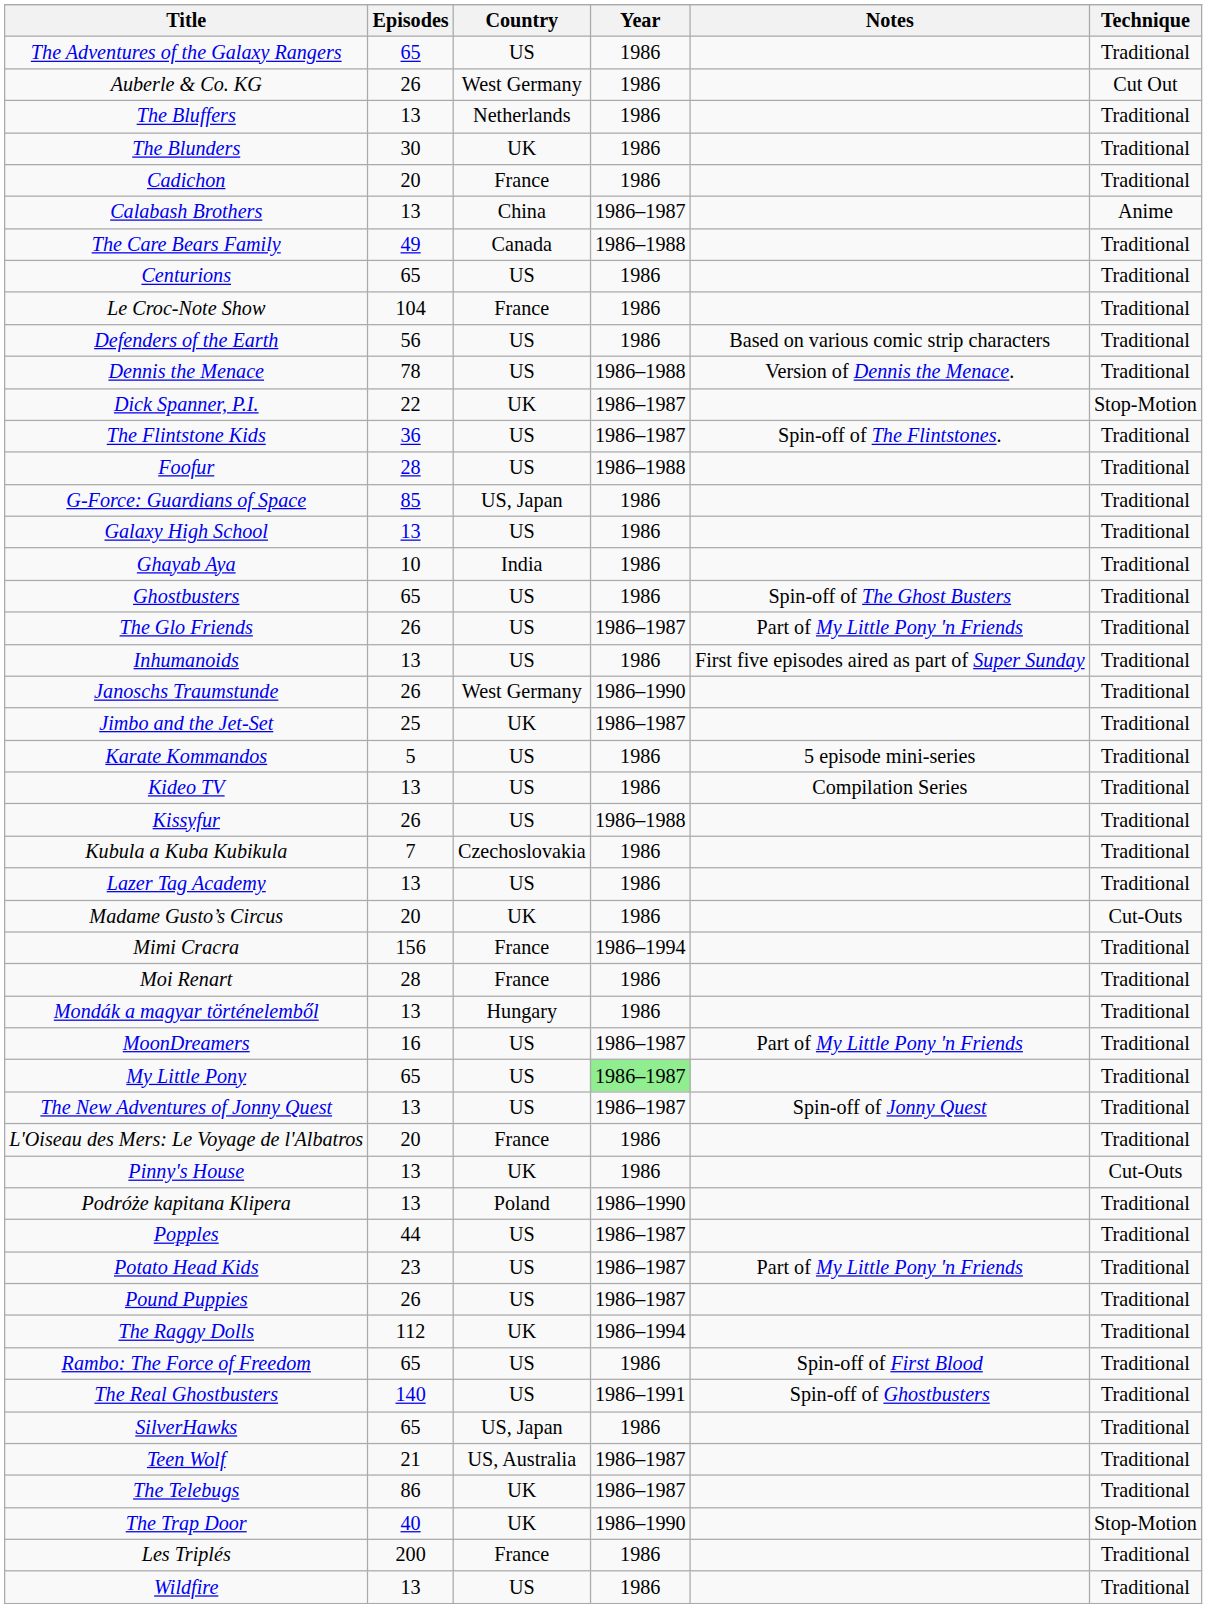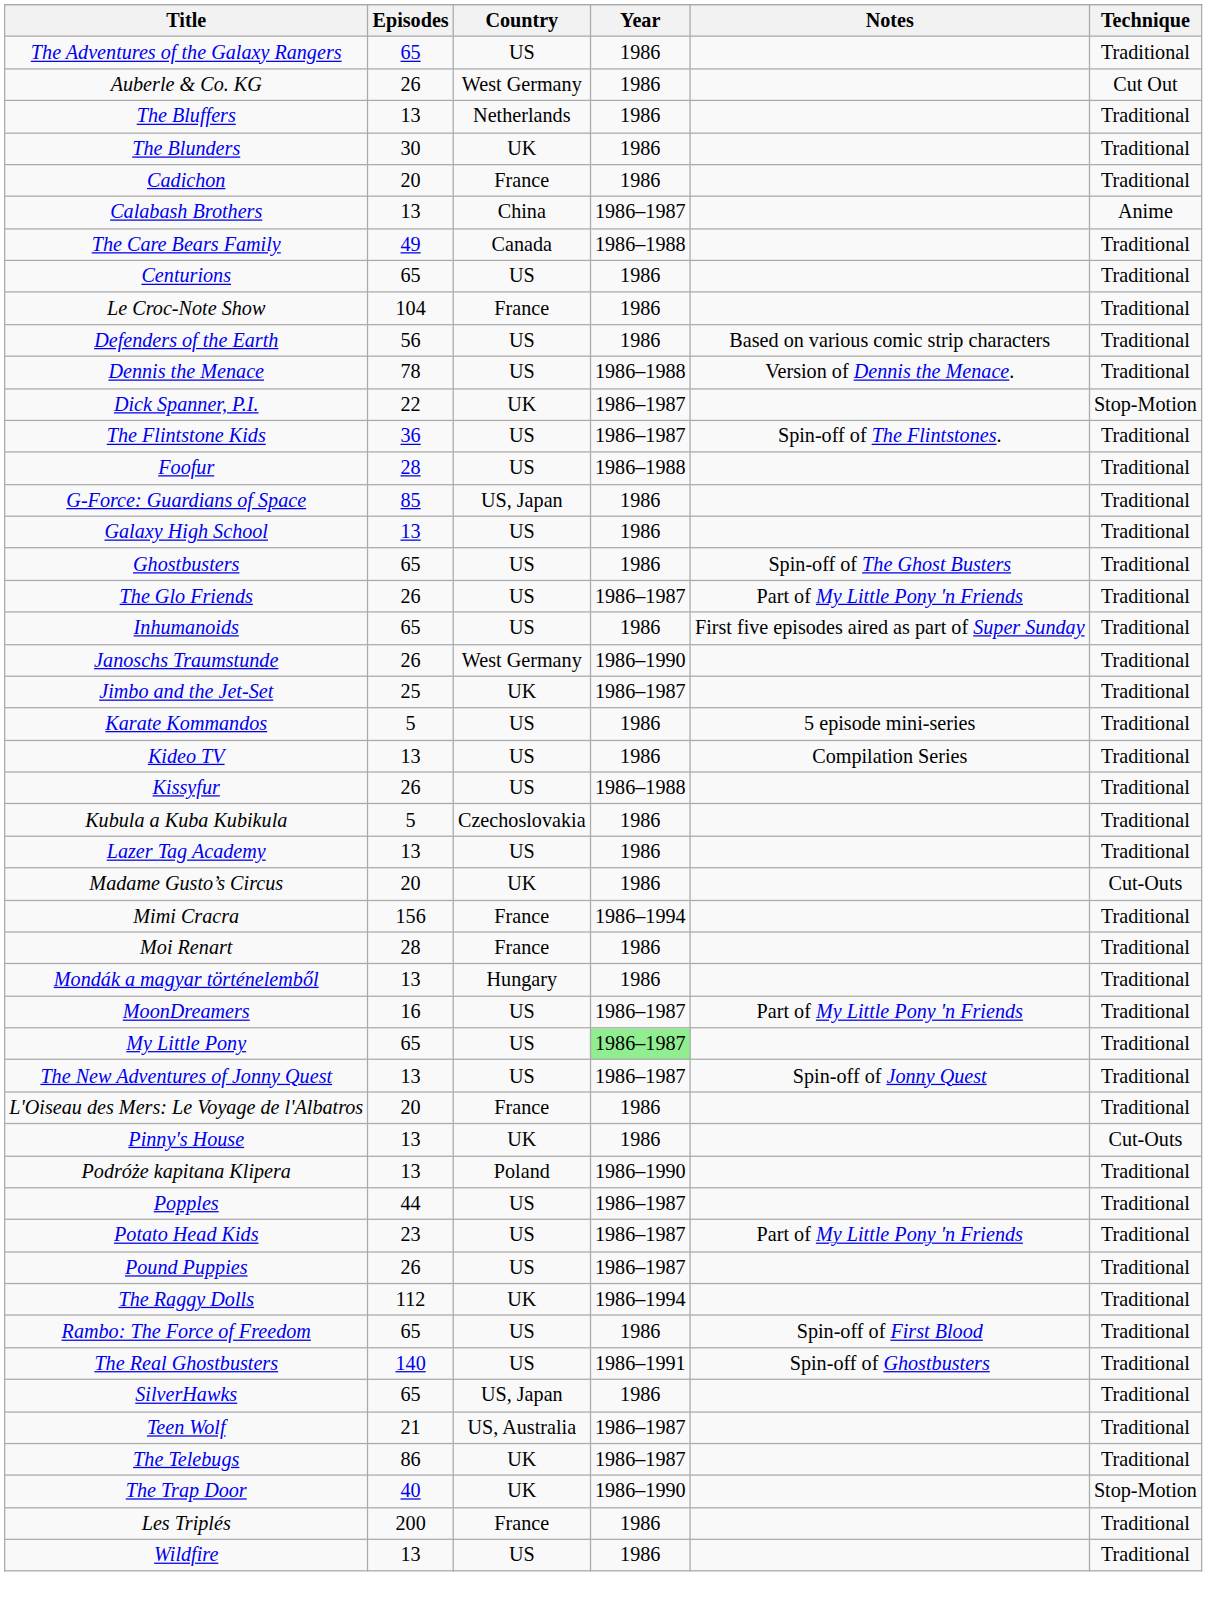- row: (186, 564)
(411, 659) 13 -> (411, 627) 65
(411, 851) 7 -> (411, 819) 5
